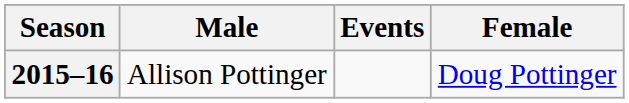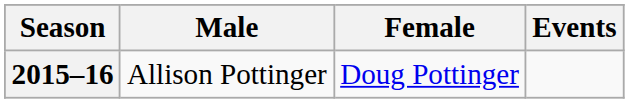columns swapped: (527, 27) <-> (382, 27)
